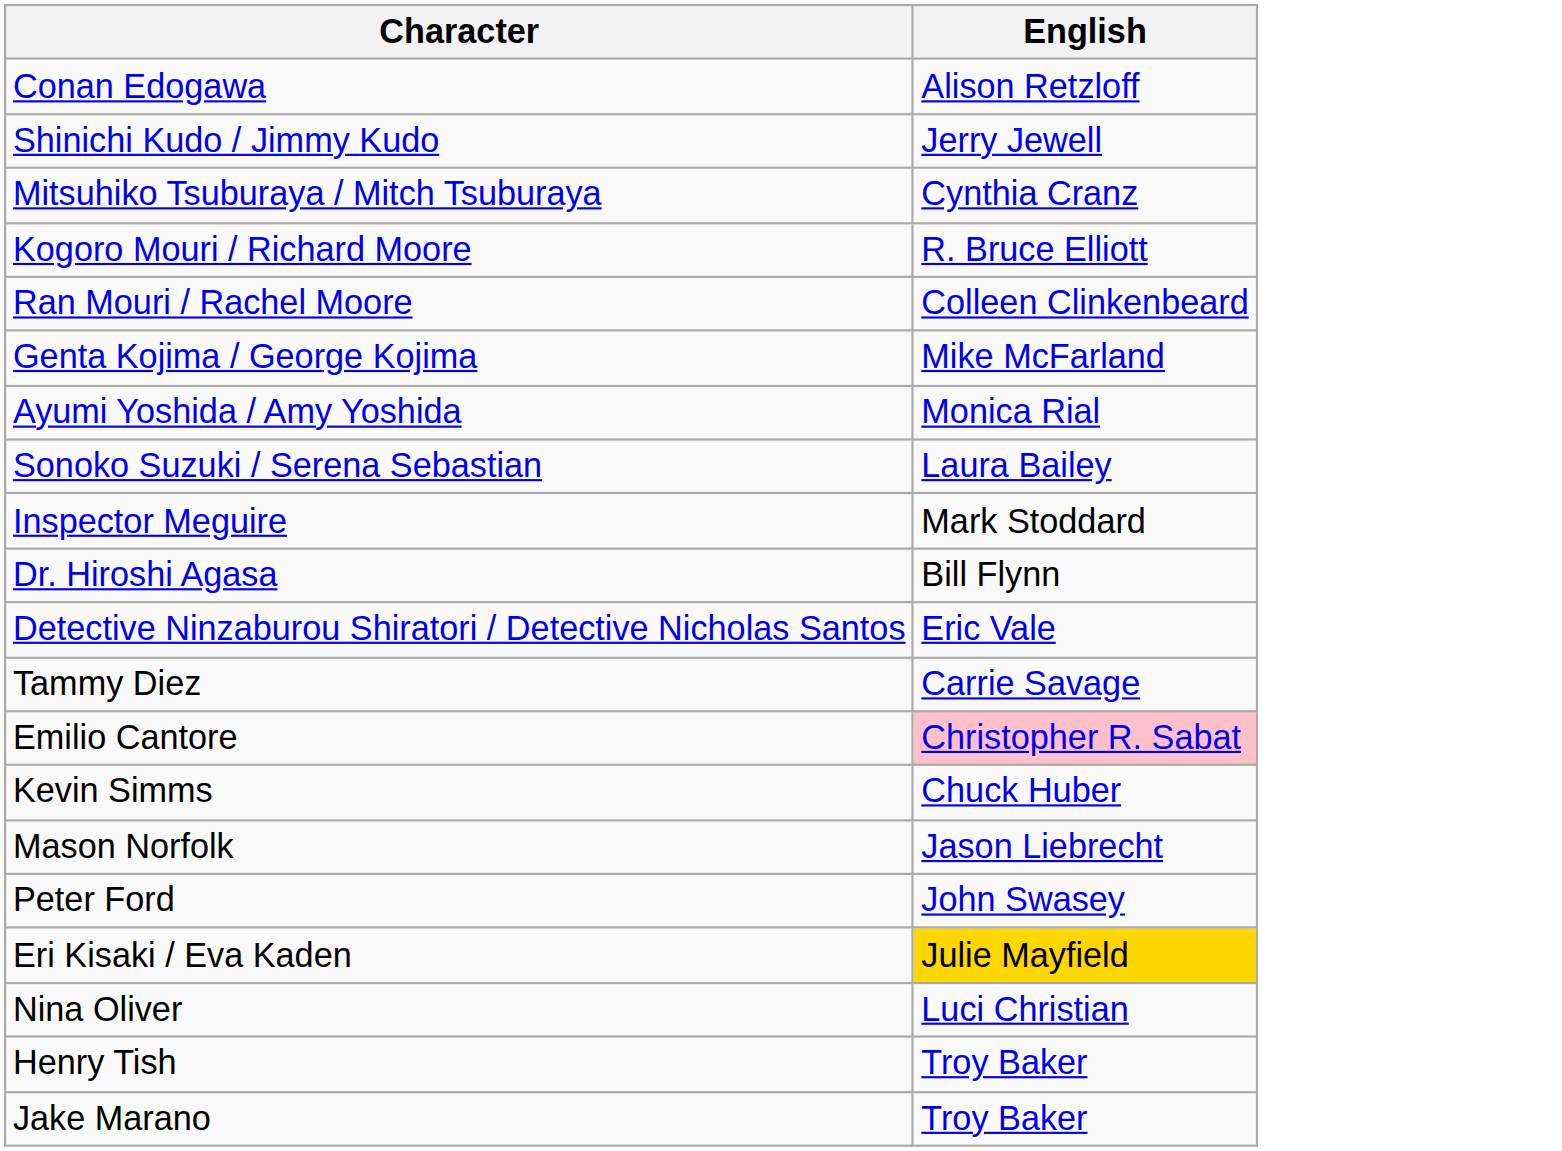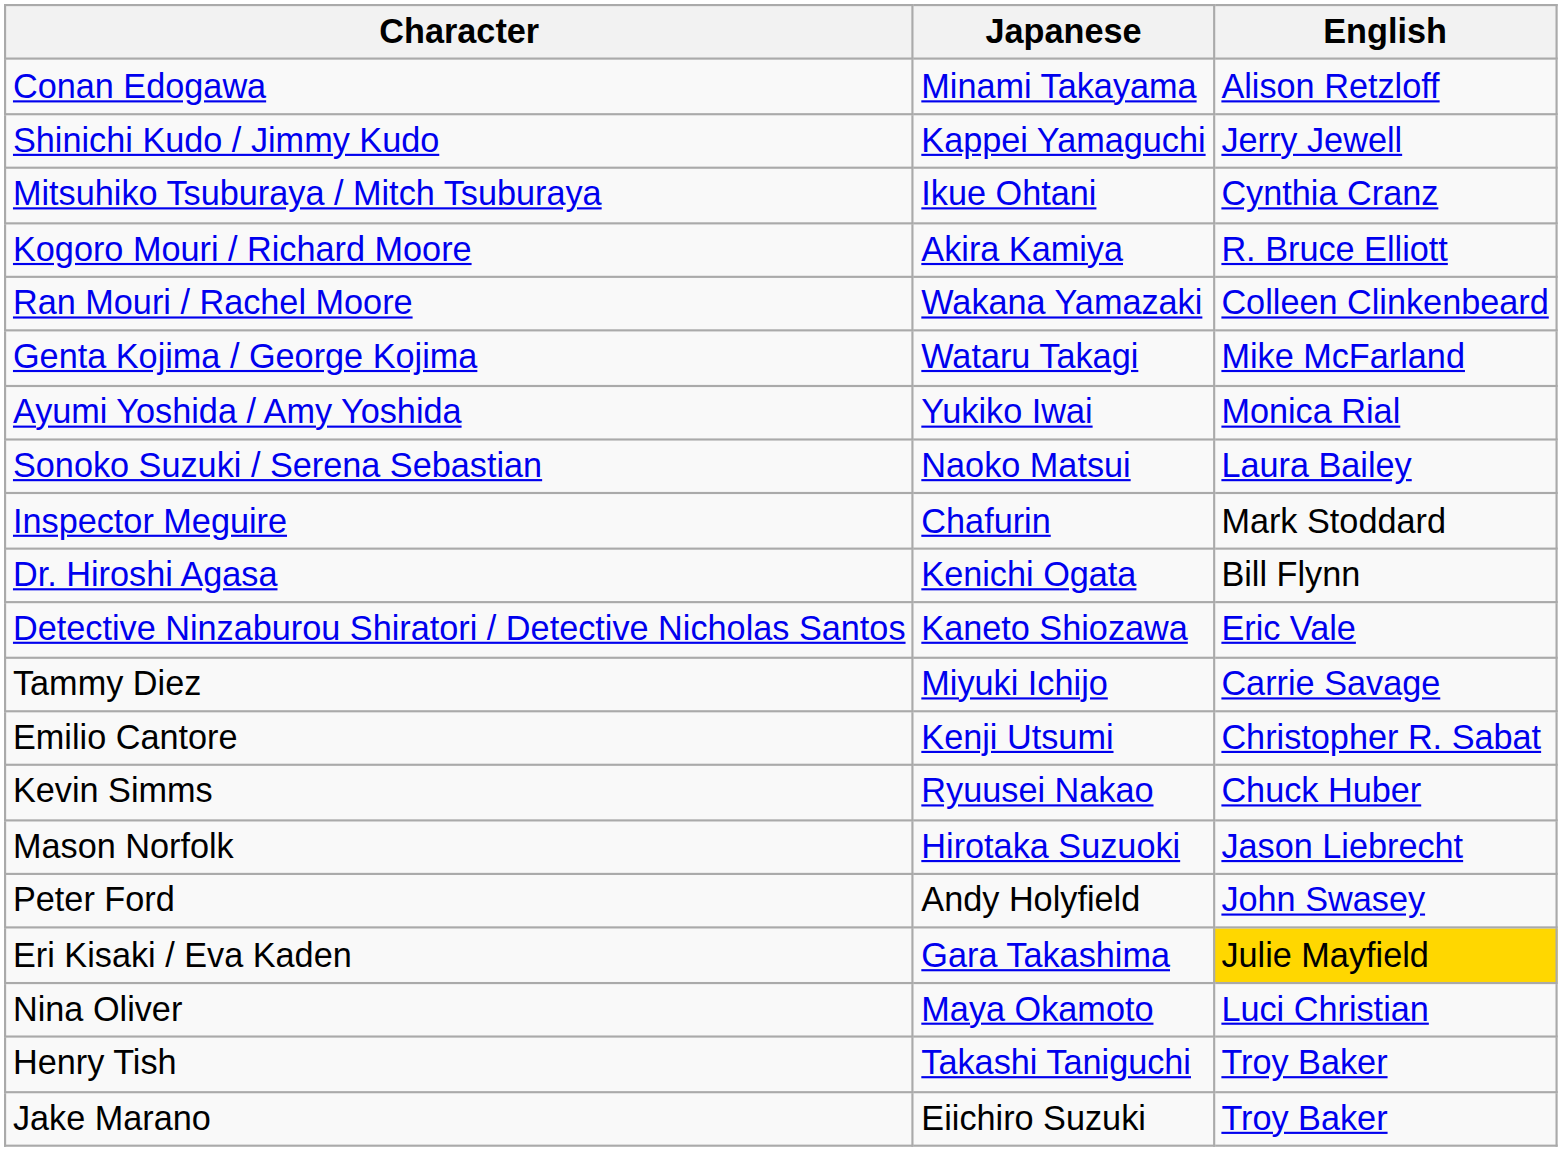+ column: (1063, 31)
(1081, 737) pink background -> (1381, 737) no background
